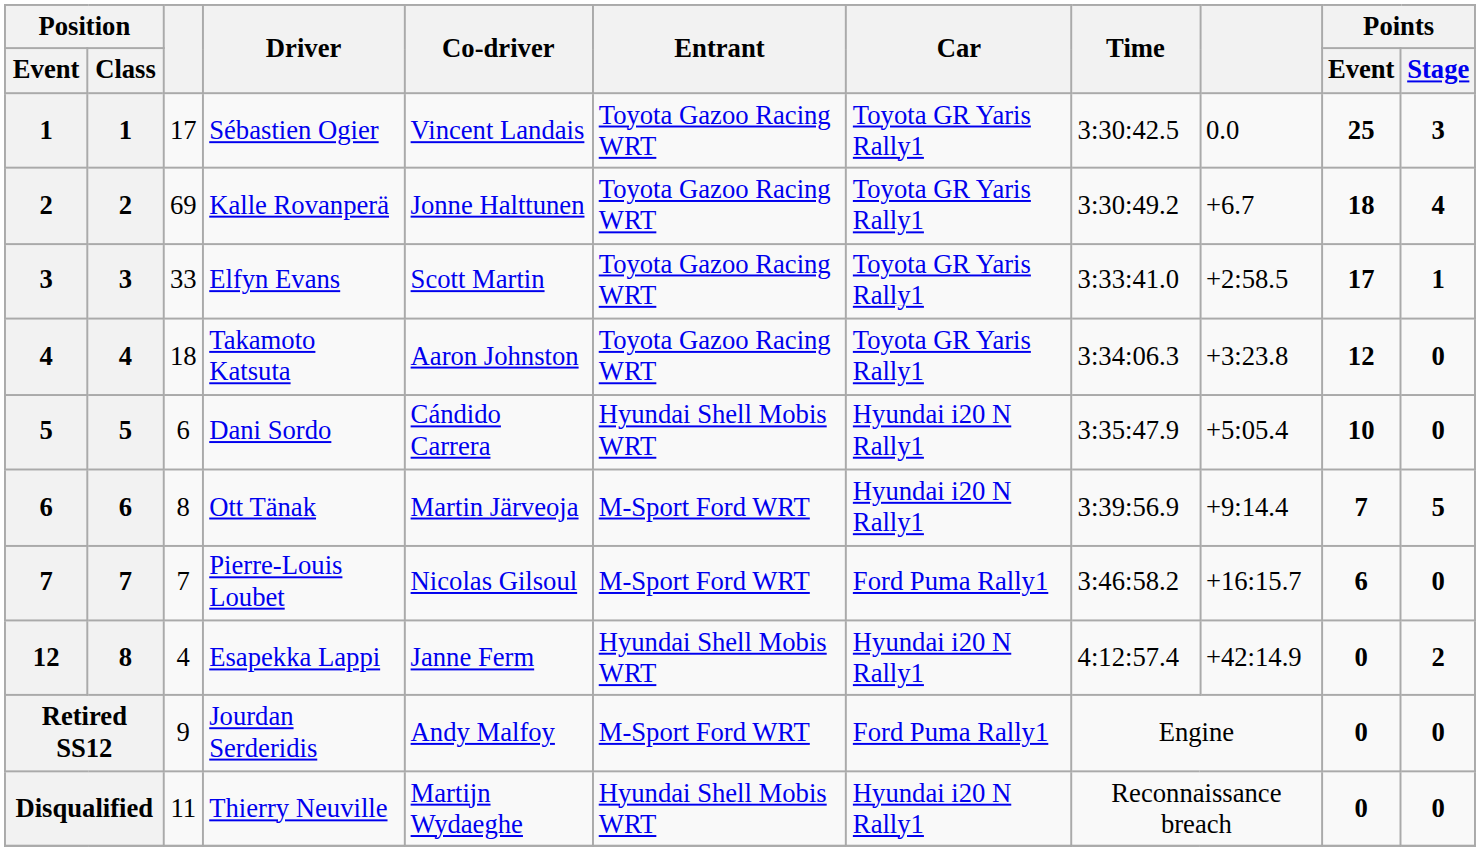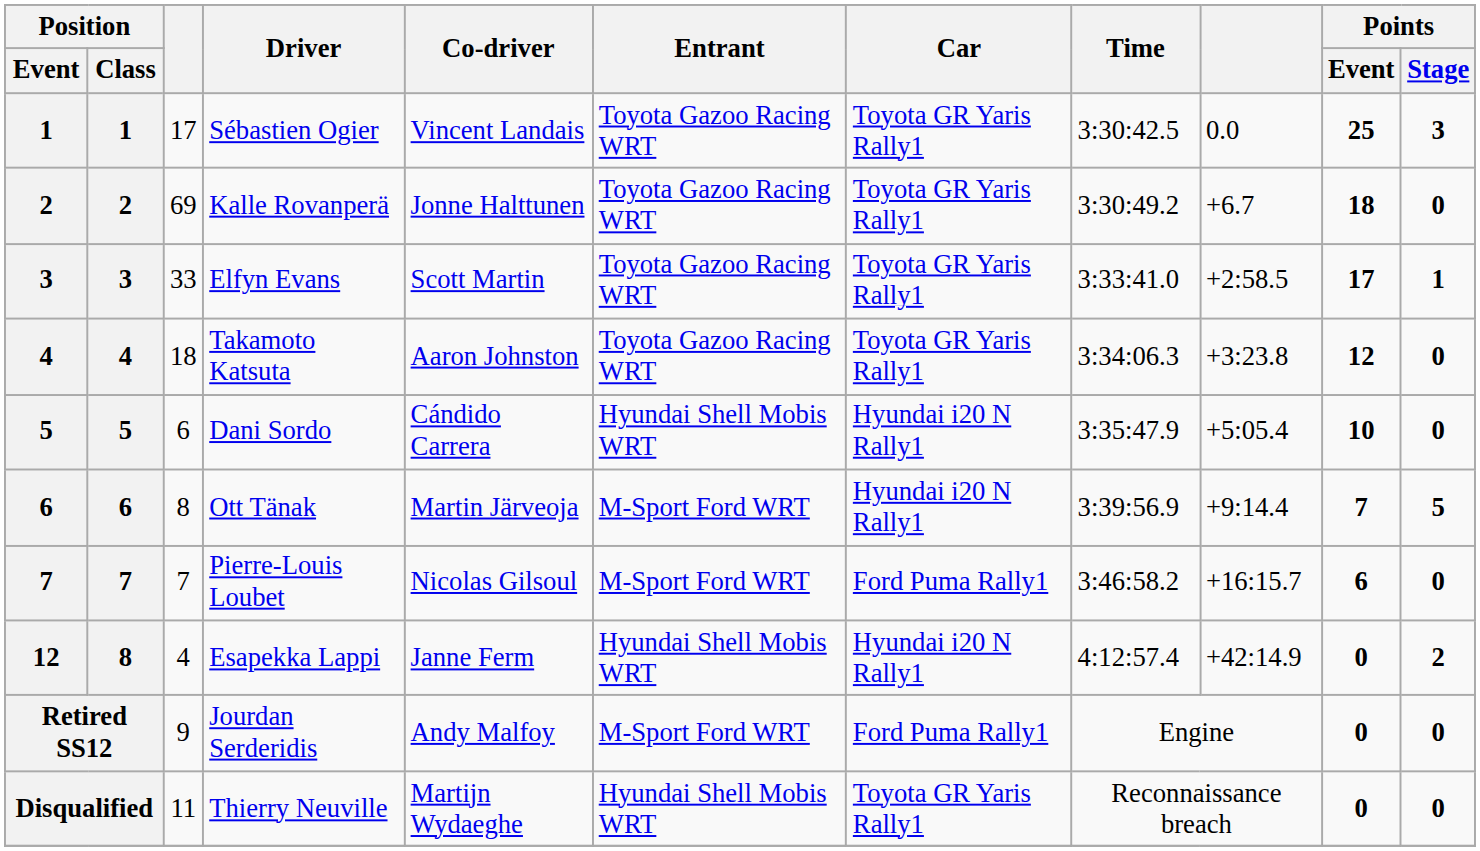(1438, 205) 4 -> (1438, 205) 0
(932, 807) Hyundai i20 N Rally1 -> (942, 807) Toyota GR Yaris Rally1
